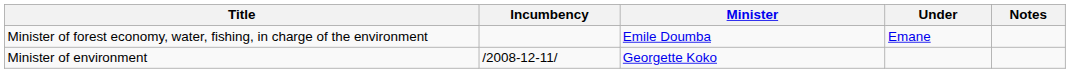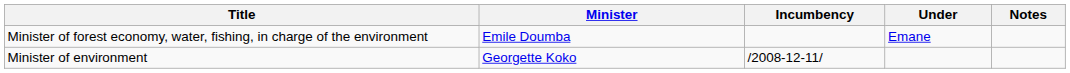columns swapped: (752, 15) <-> (549, 15)
